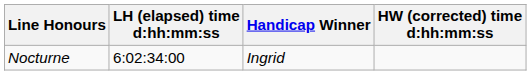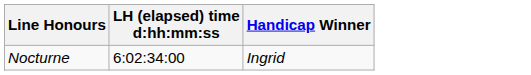- column: (450, 25)
